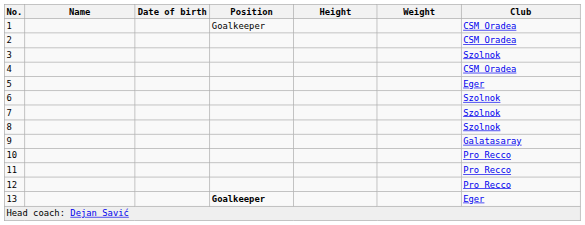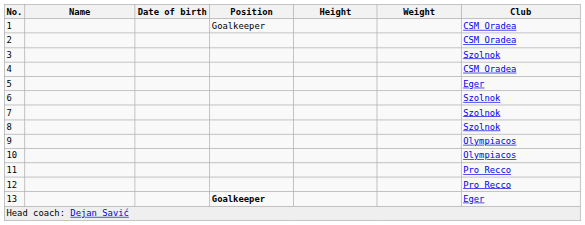(492, 141) Galatasaray -> (490, 141) Olympiacos
(487, 156) Pro Recco -> (490, 156) Olympiacos
